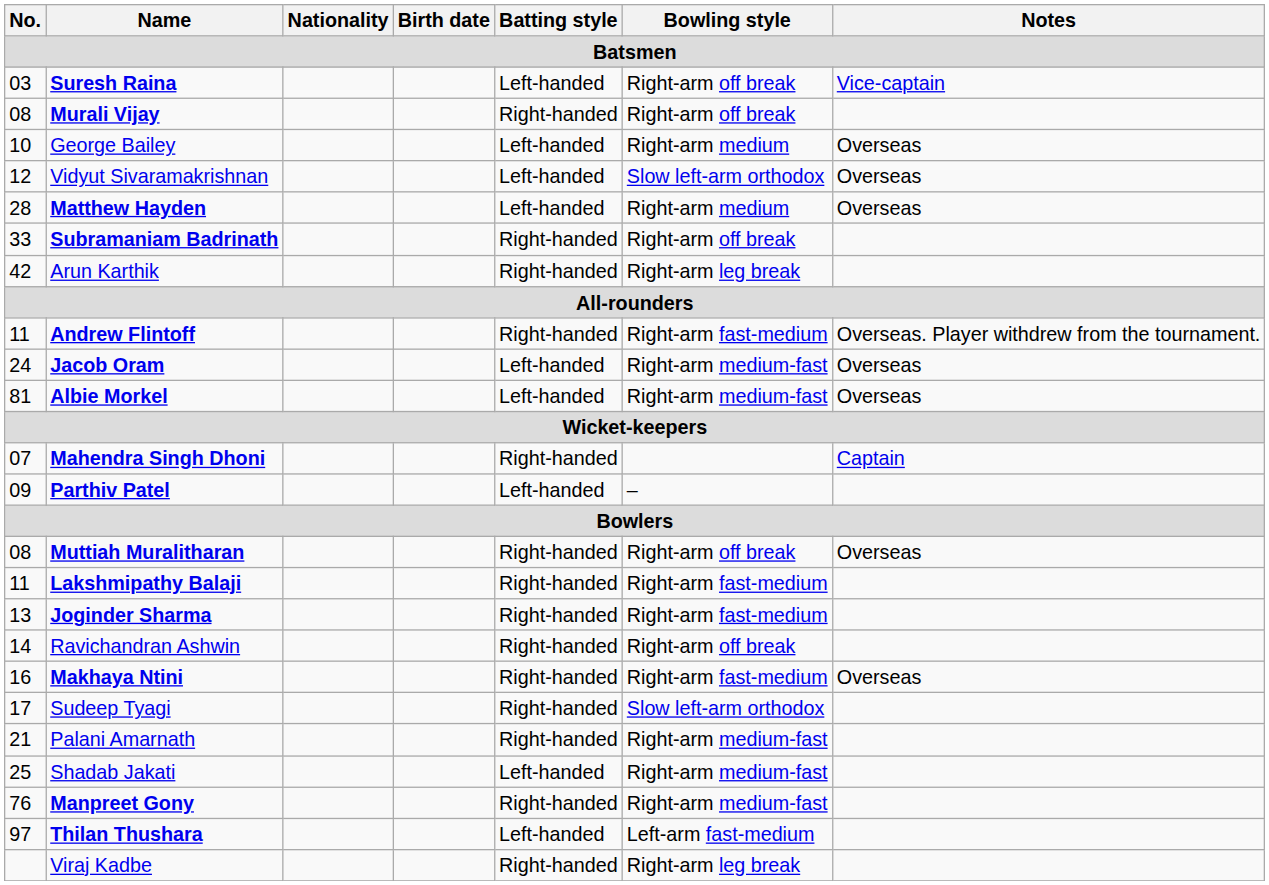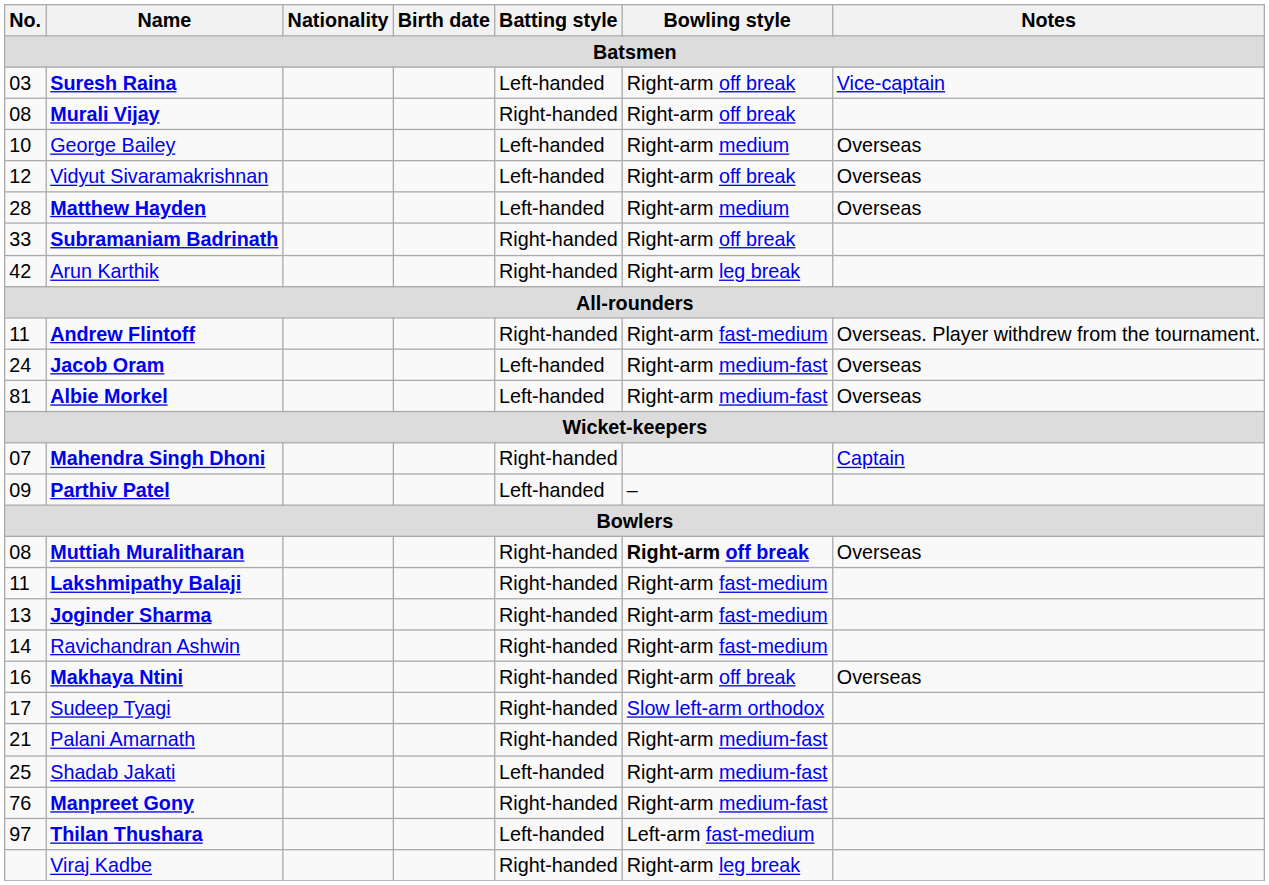(726, 177) Slow left-arm orthodox -> (711, 177) Right-arm off break
(711, 552) normal -> (718, 552) bold
(711, 646) Right-arm off break -> (727, 646) Right-arm fast-medium
(727, 677) Right-arm fast-medium -> (711, 677) Right-arm off break
